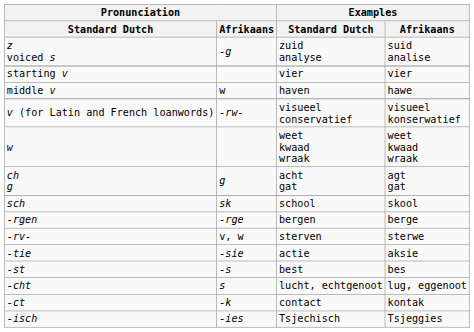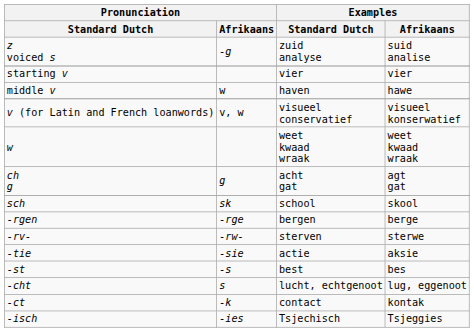(231, 113) -rw- -> (231, 113) v, w
(231, 236) v, w -> (231, 236) -rw-
